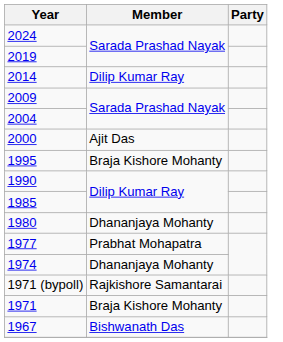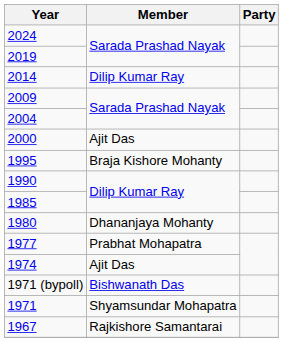(151, 264) Dhananjaya Mohanty -> (112, 264) Ajit Das
(156, 285) Rajkishore Samantarai -> (137, 285) Bishwanath Das
(156, 306) Braja Kishore Mohanty -> (163, 306) Shyamsundar Mohapatra
(137, 327) Bishwanath Das -> (156, 327) Rajkishore Samantarai
